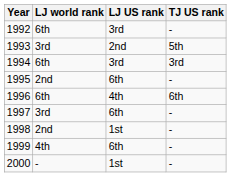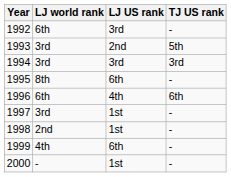(42, 63) 6th -> (43, 63) 3rd
(44, 79) 2nd -> (42, 79) 8th
(116, 113) 6th -> (116, 113) 1st
